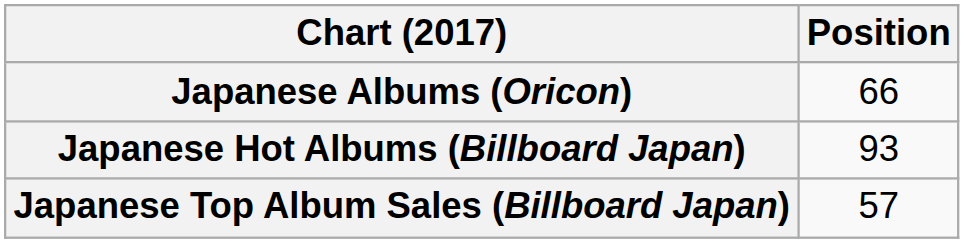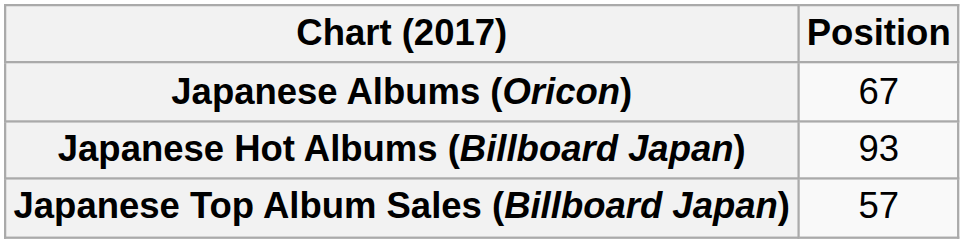(879, 91) 66 -> (879, 91) 67
